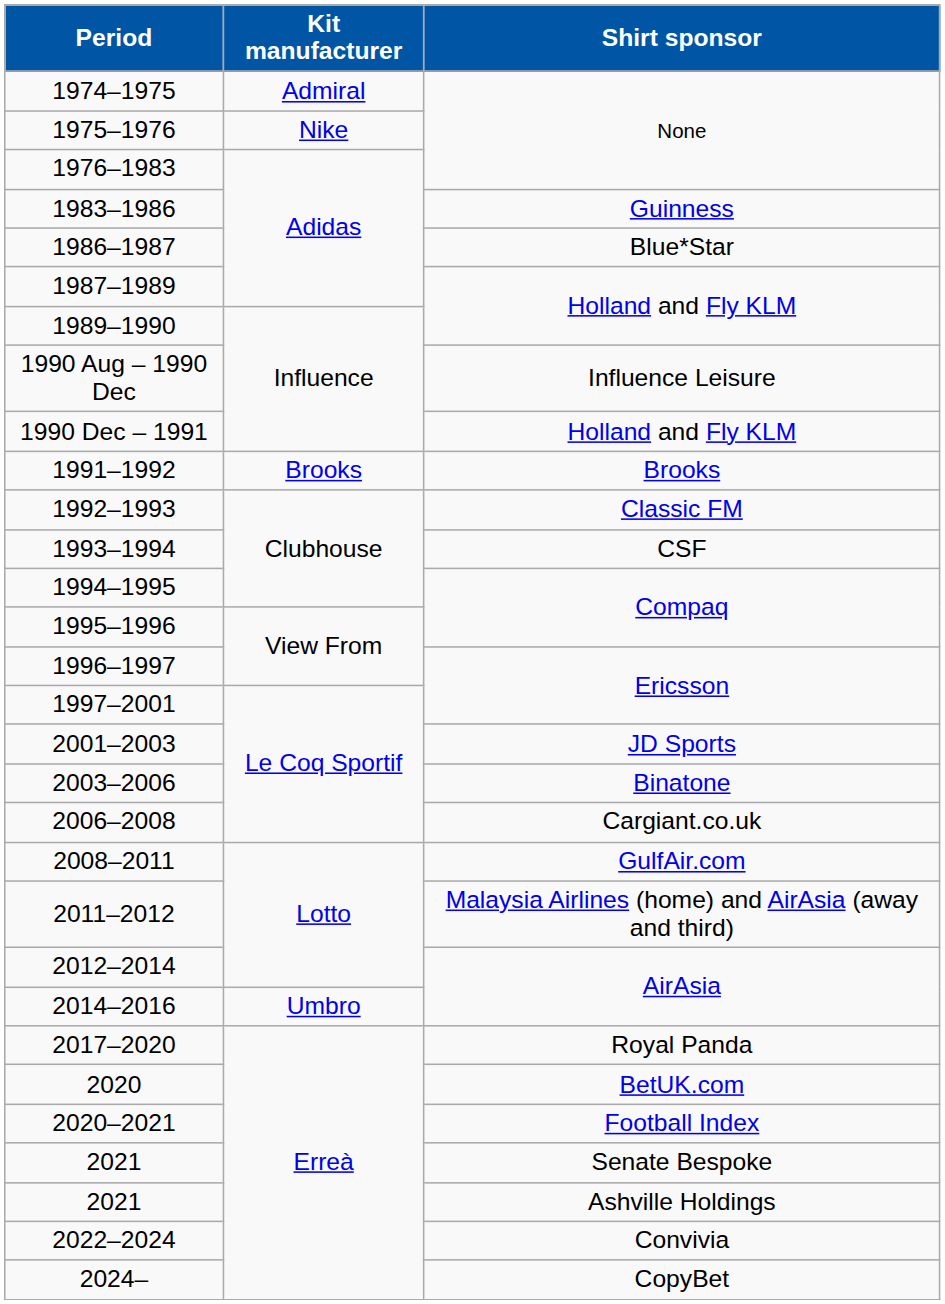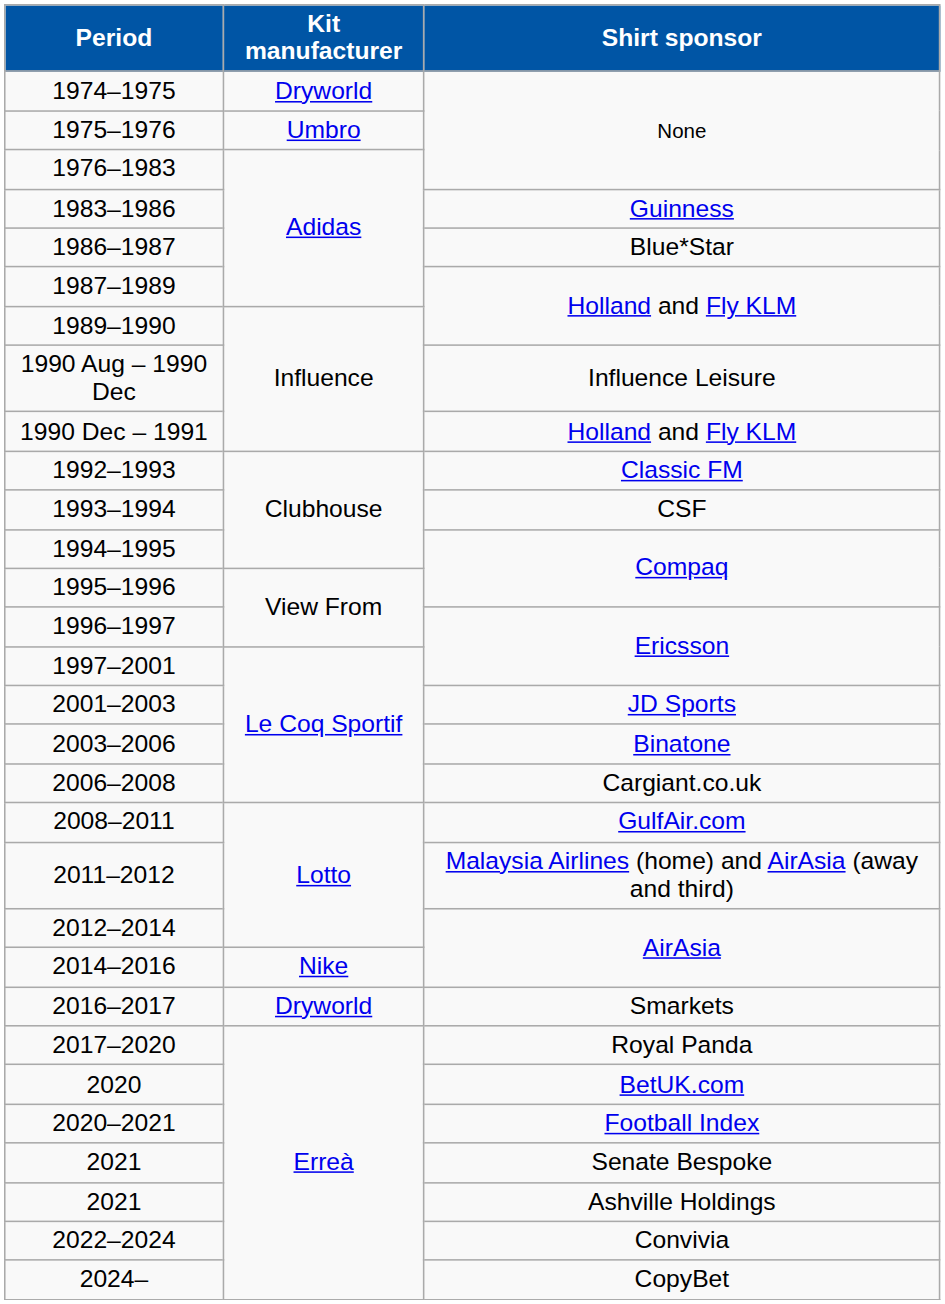(324, 90) Admiral -> (324, 90) Dryworld
(324, 129) Nike -> (324, 129) Umbro
- row: (114, 470)
(324, 1005) Umbro -> (324, 966) Nike
+ row: (114, 1005)
